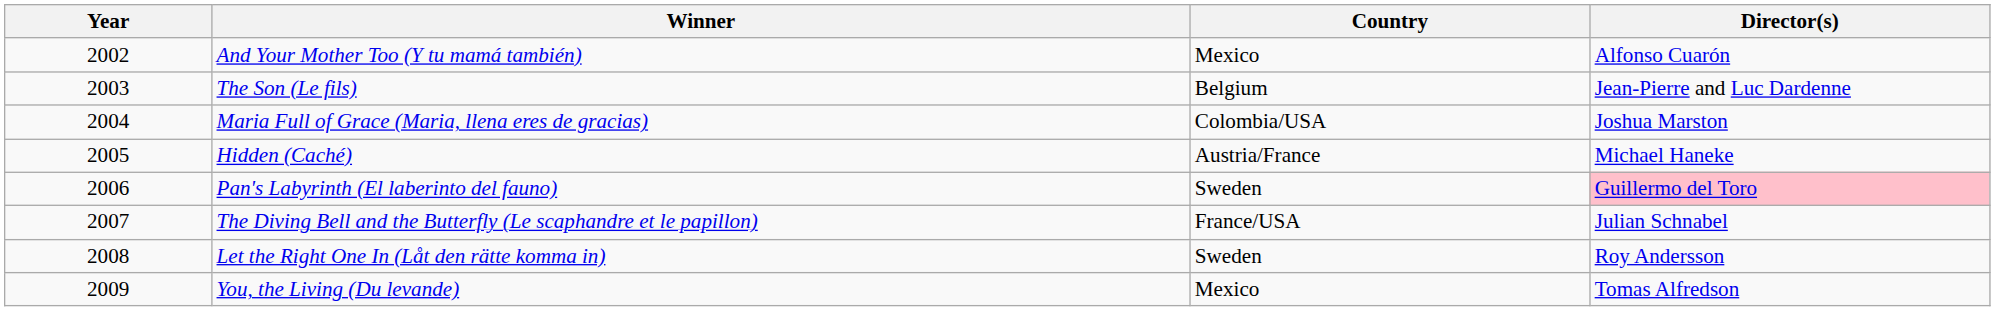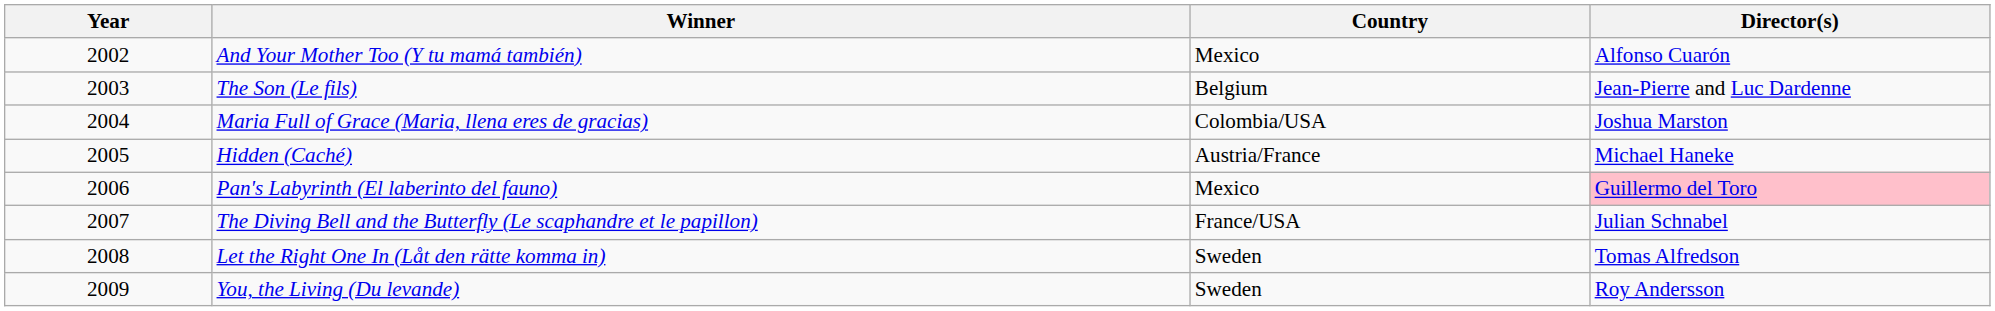(1228, 188) Sweden -> (1227, 188) Mexico
(1659, 255) Roy Andersson -> (1667, 255) Tomas Alfredson
(1227, 289) Mexico -> (1228, 289) Sweden
(1667, 289) Tomas Alfredson -> (1659, 289) Roy Andersson
